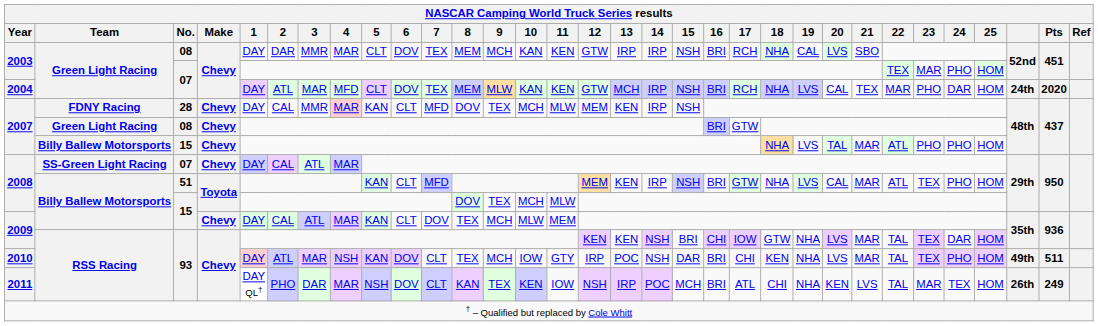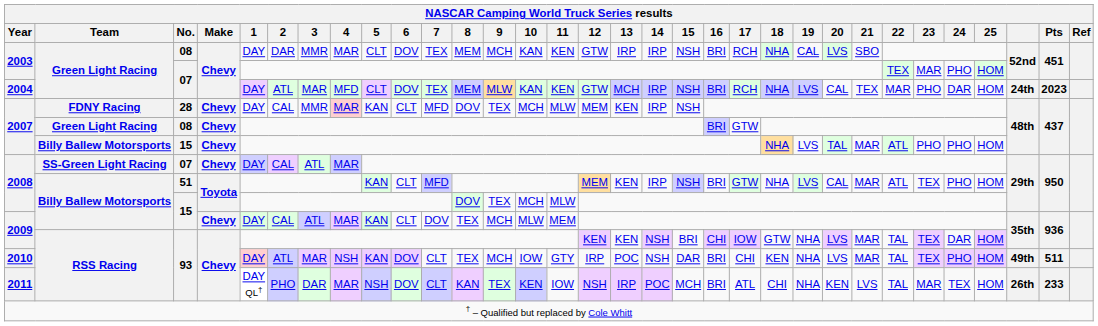(1054, 89) 2020 -> (1054, 89) 2023
(1054, 284) 249 -> (1054, 284) 233
